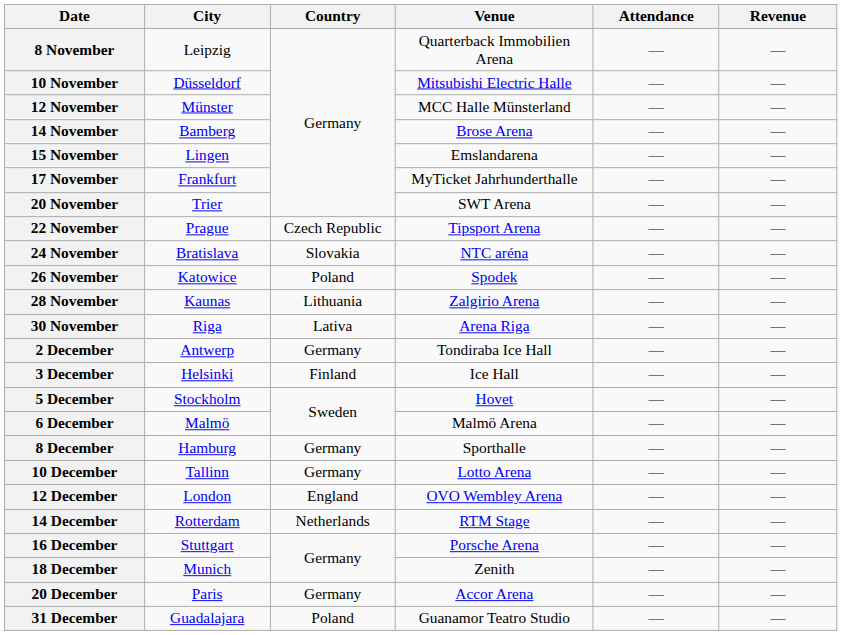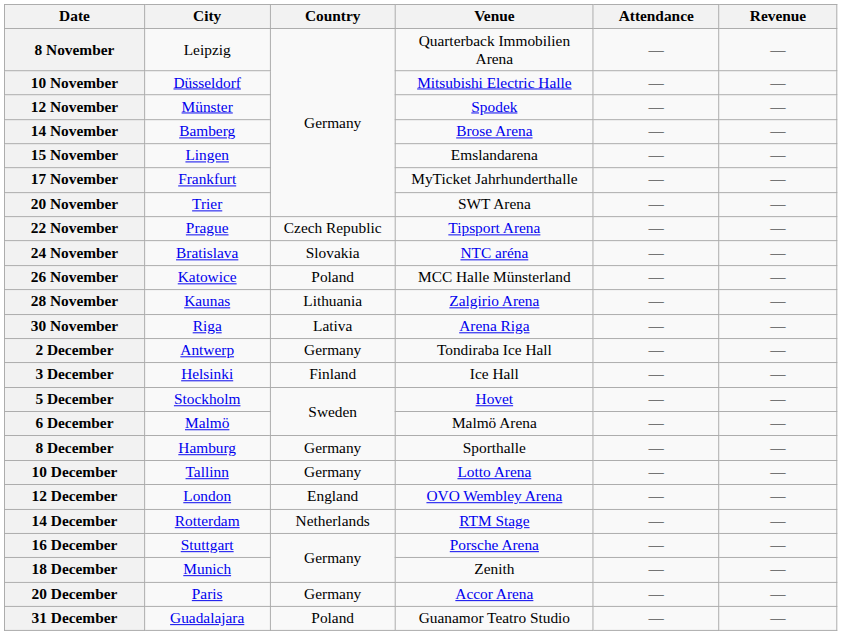(494, 107) MCC Halle Münsterland -> (494, 107) Spodek
(494, 277) Spodek -> (494, 277) MCC Halle Münsterland
